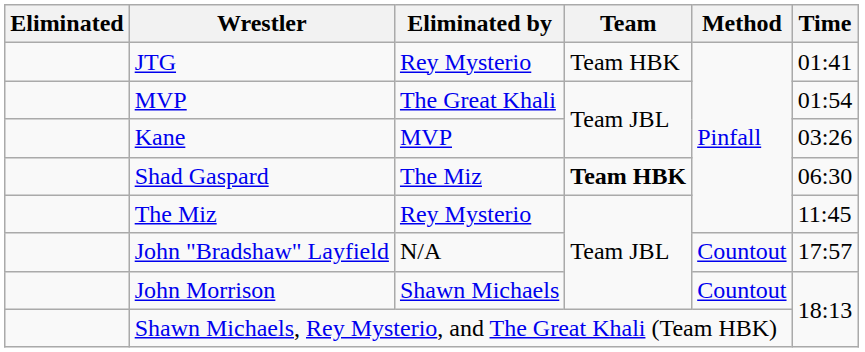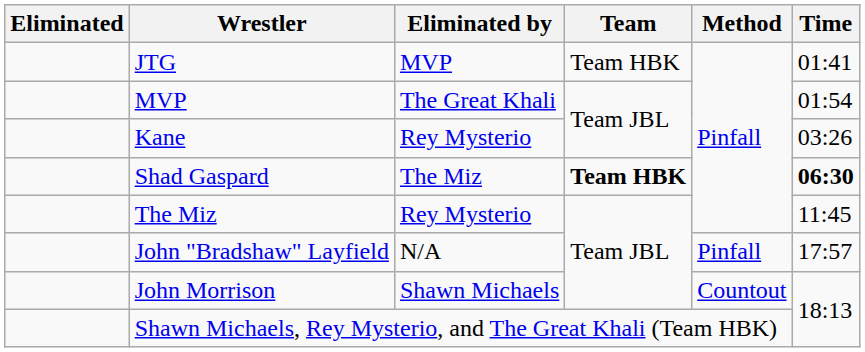(466, 61) Rey Mysterio -> (426, 61) MVP
(426, 137) MVP -> (466, 137) Rey Mysterio
(825, 175) normal -> (826, 175) bold
(742, 251) Countout -> (729, 251) Pinfall
